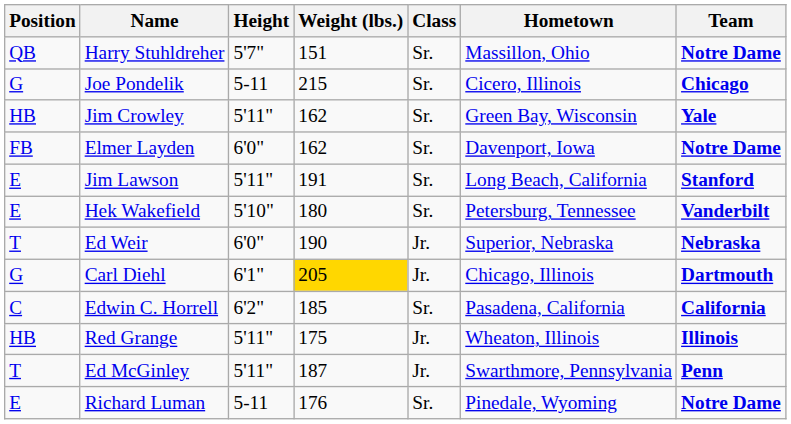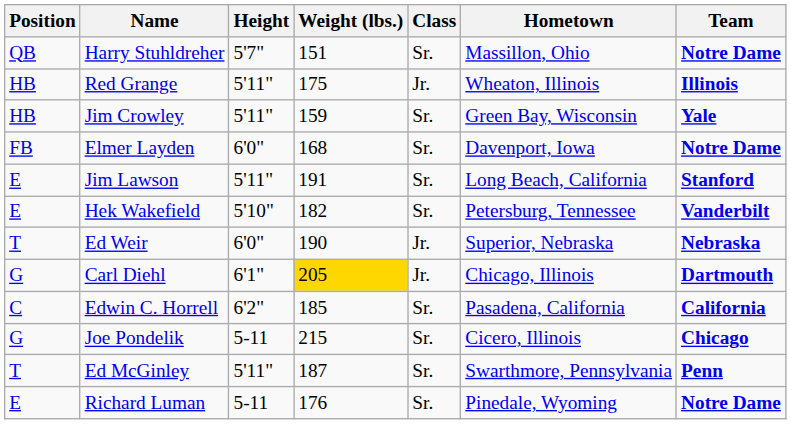rows swapped: (131, 339) <-> (134, 84)
(313, 116) 162 -> (313, 116) 159
(313, 148) 162 -> (313, 148) 168
(313, 211) 180 -> (313, 211) 182
(421, 370) Jr. -> (423, 370) Sr.
